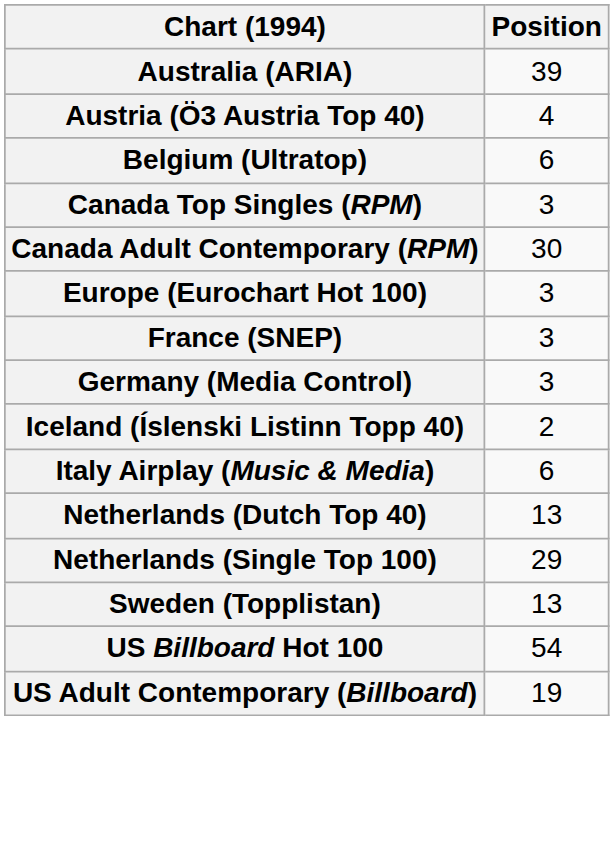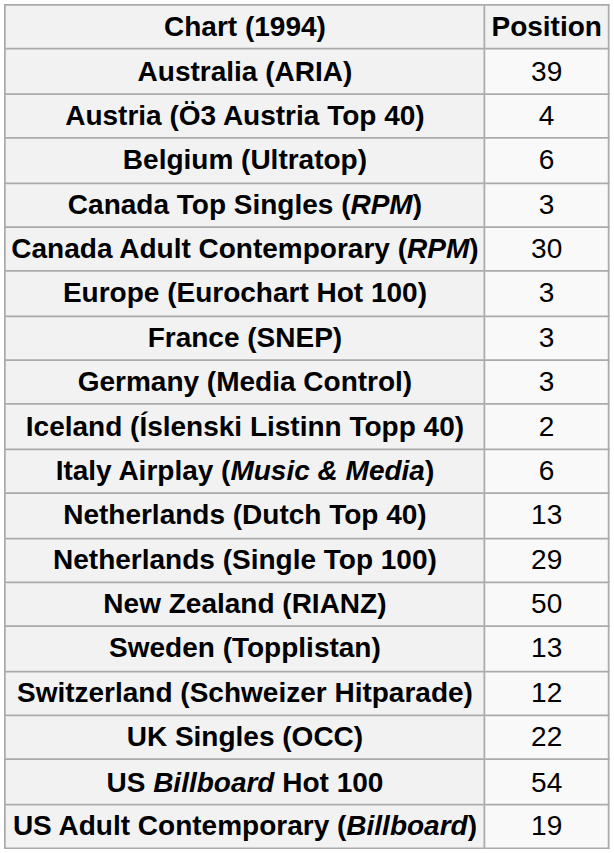+ row: (245, 603)
+ row: (245, 692)
+ row: (245, 737)
